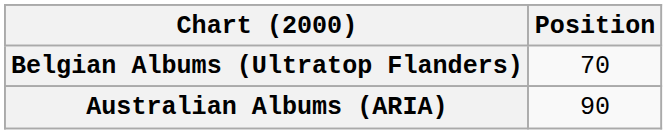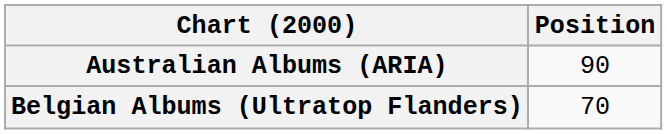rows swapped: (267, 107) <-> (267, 66)
